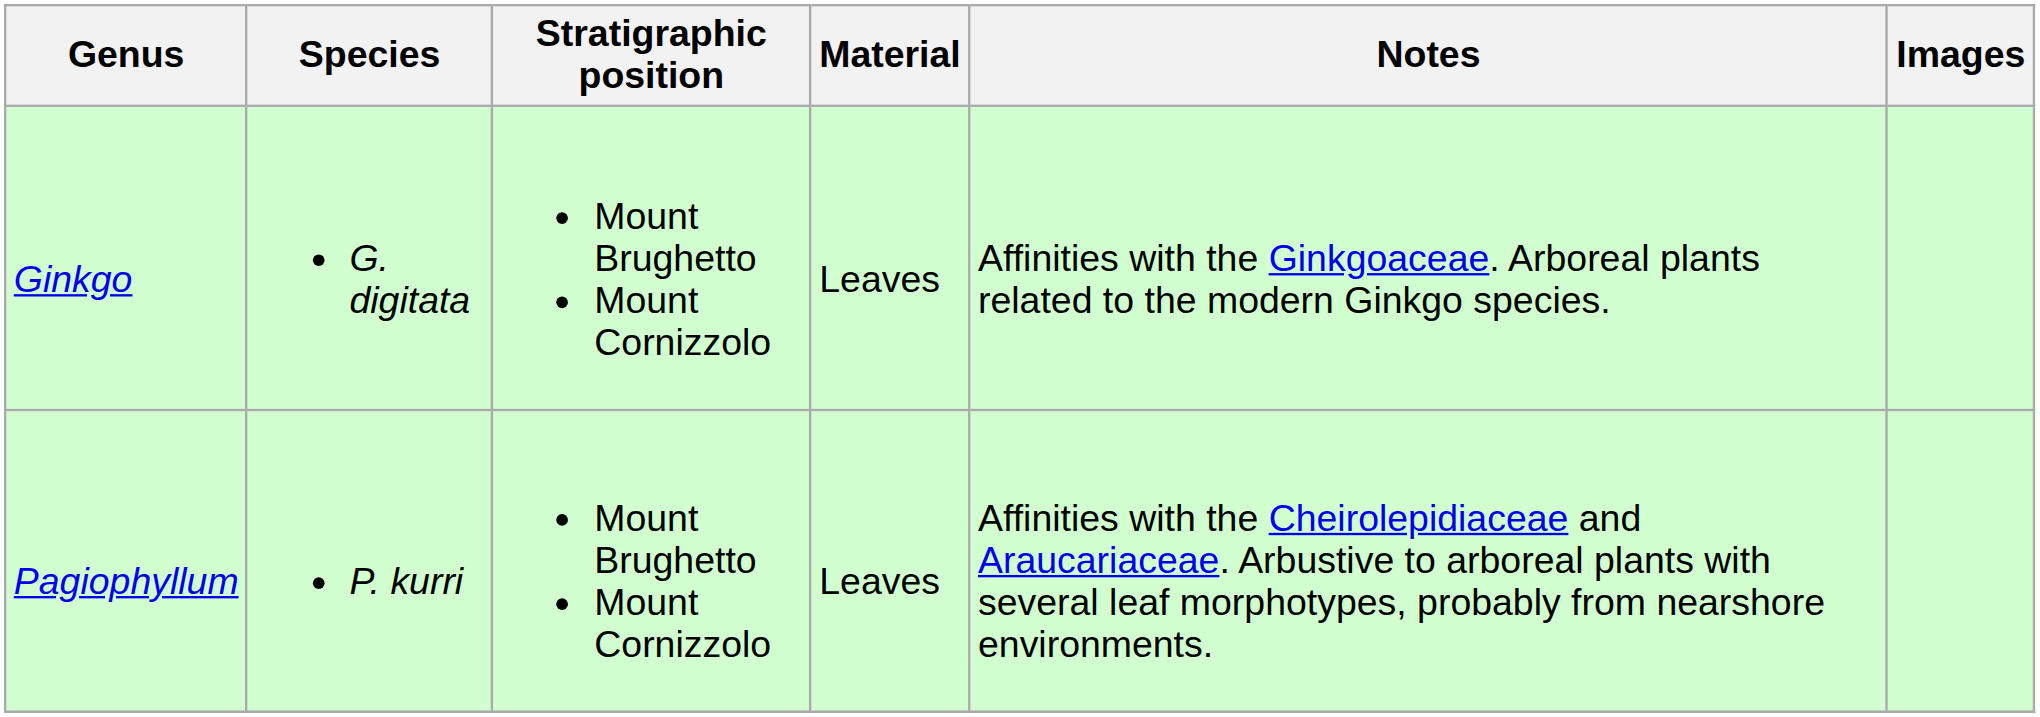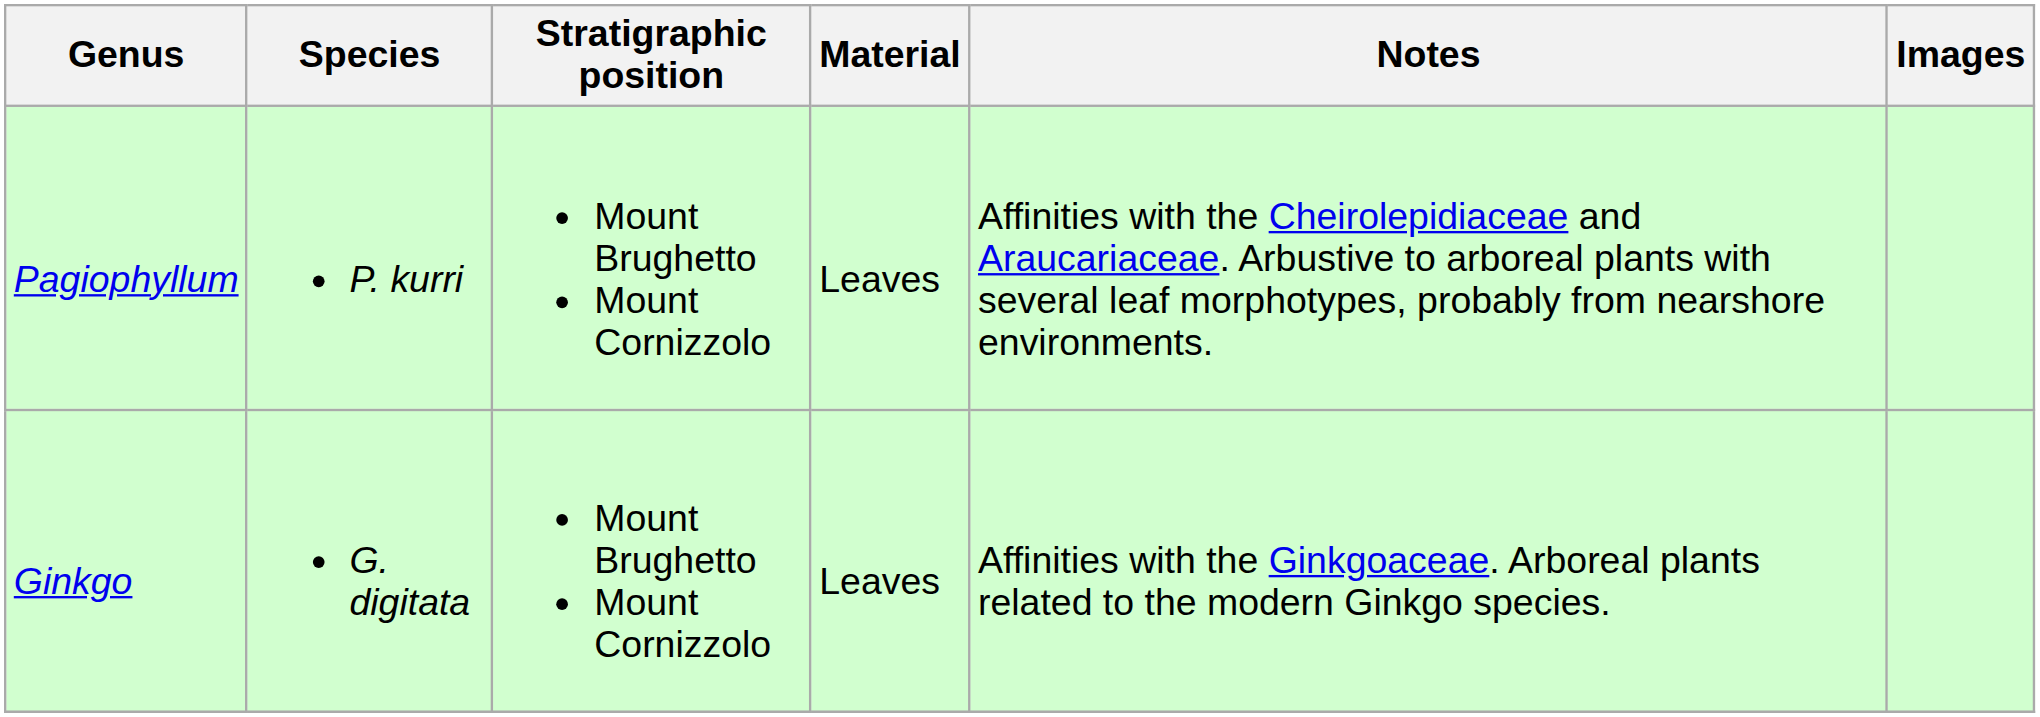rows swapped: (73, 278) <-> (126, 581)
